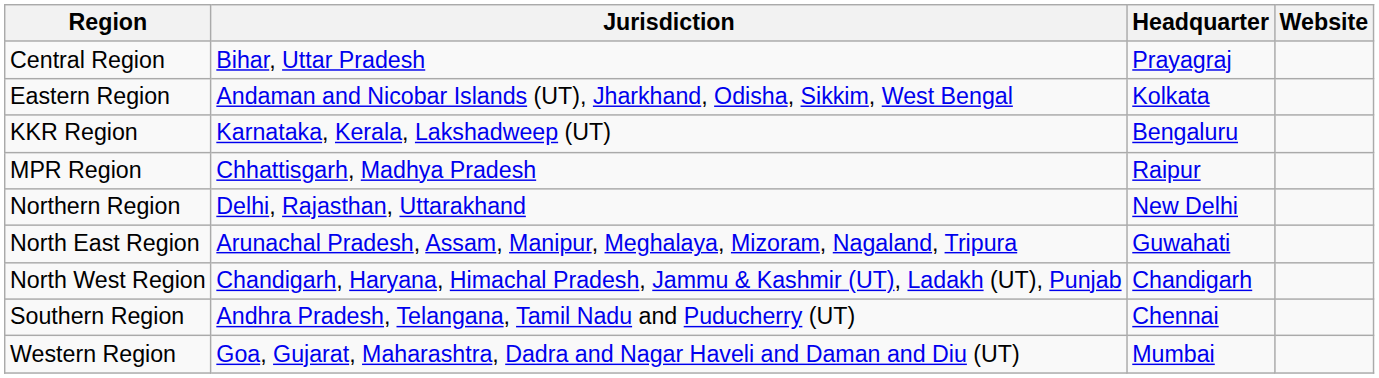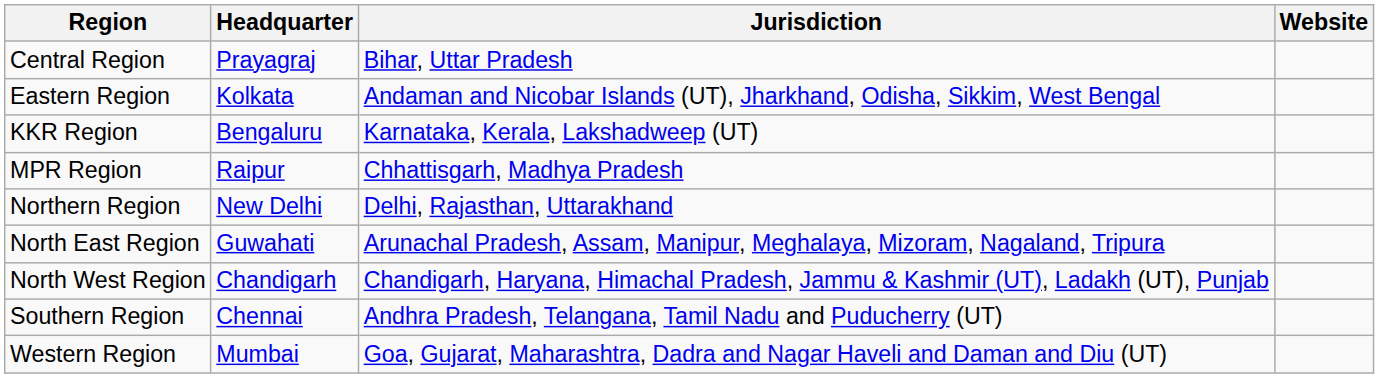columns swapped: (1201, 22) <-> (669, 22)
